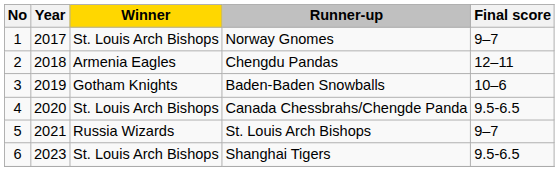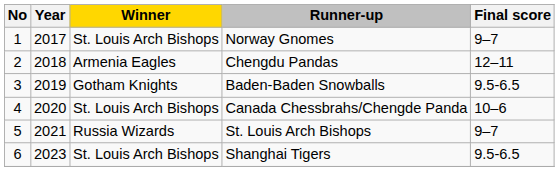(490, 85) 10–6 -> (497, 85) 9.5-6.5
(497, 108) 9.5-6.5 -> (490, 108) 10–6
